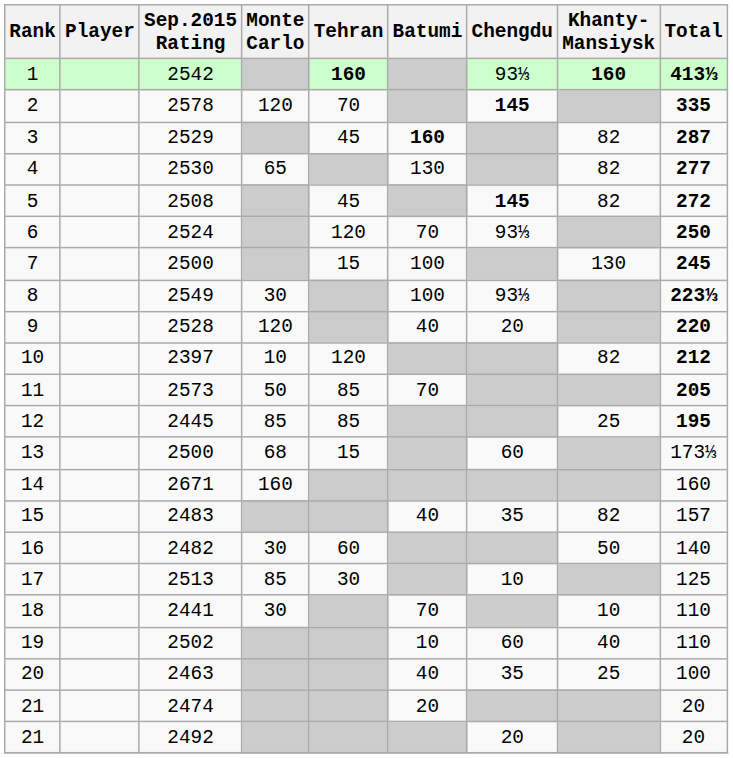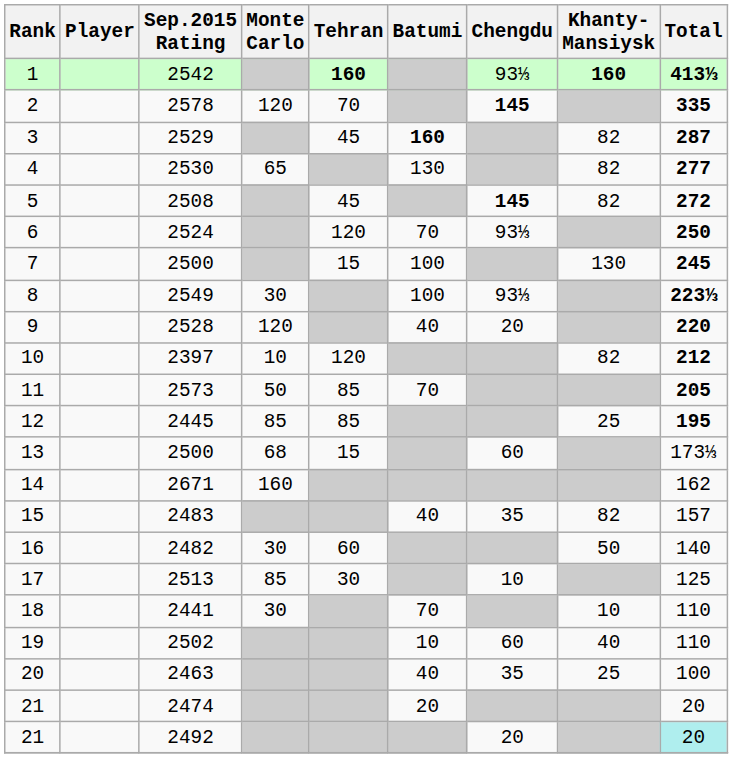(693, 485) 160 -> (693, 485) 162
(693, 737) no background -> (693, 737) paleturquoise background
